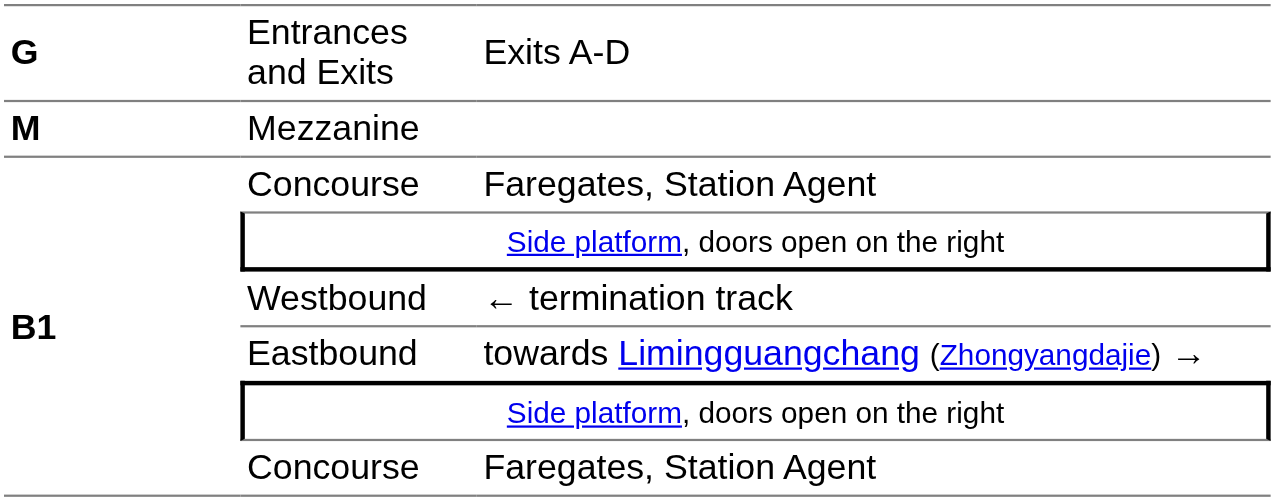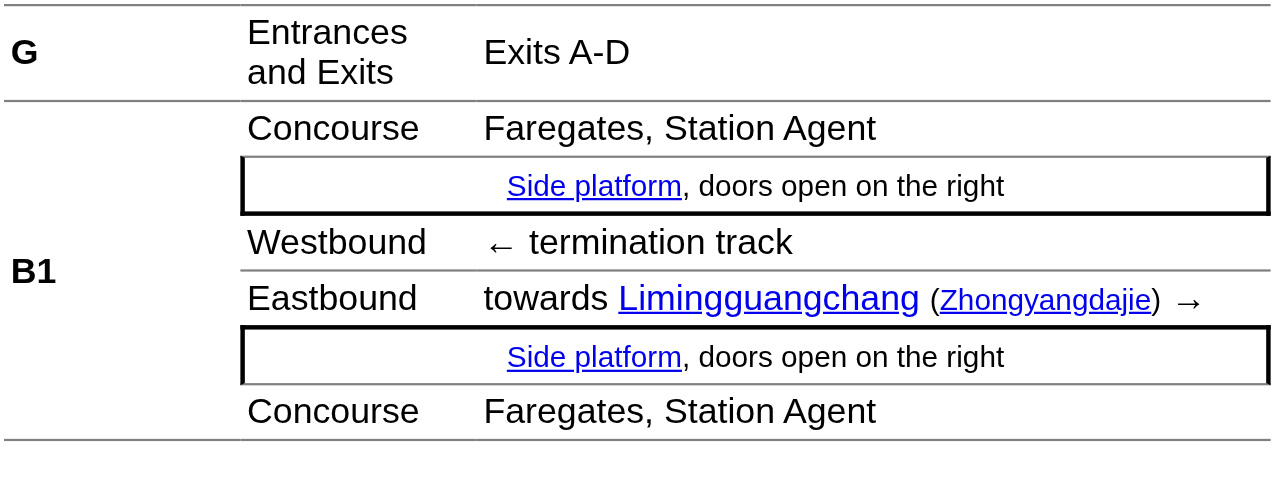- row: (333, 128)
